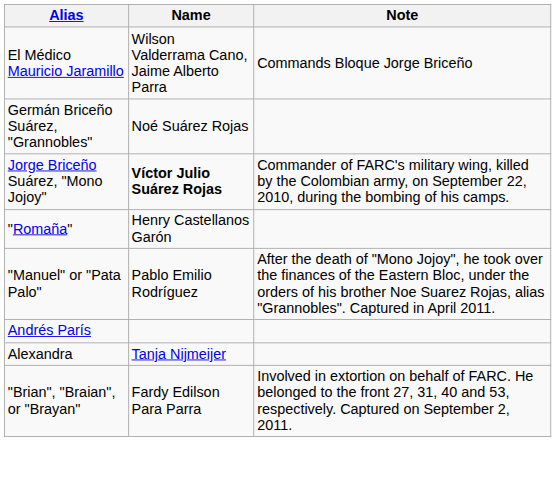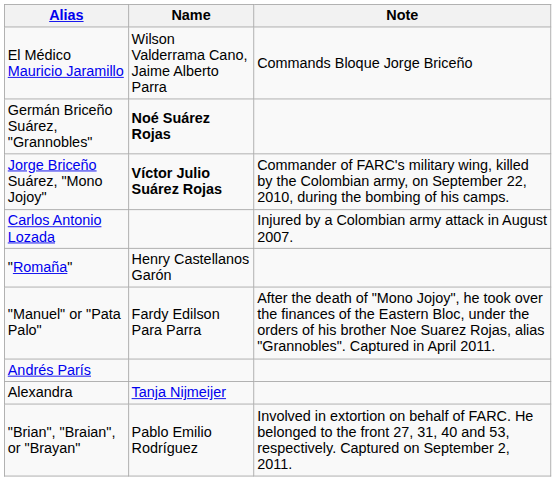(190, 126) normal -> (171, 126) bold
+ row: (55, 228)
(172, 284) Pablo Emilio Rodríguez -> (176, 323) Fardy Edilson Para Parra
(176, 401) Fardy Edilson Para Parra -> (172, 440) Pablo Emilio Rodríguez
